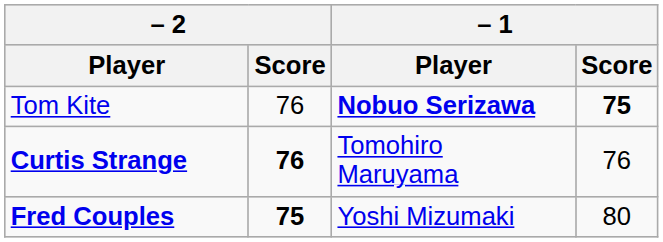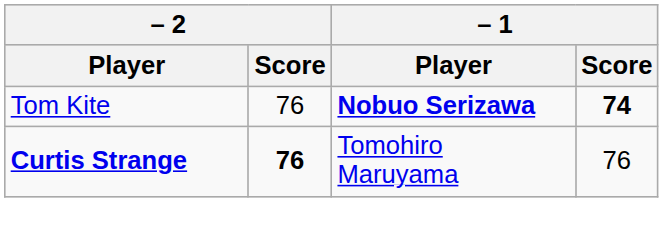(617, 106) 75 -> (617, 106) 74
- row: (92, 216)
